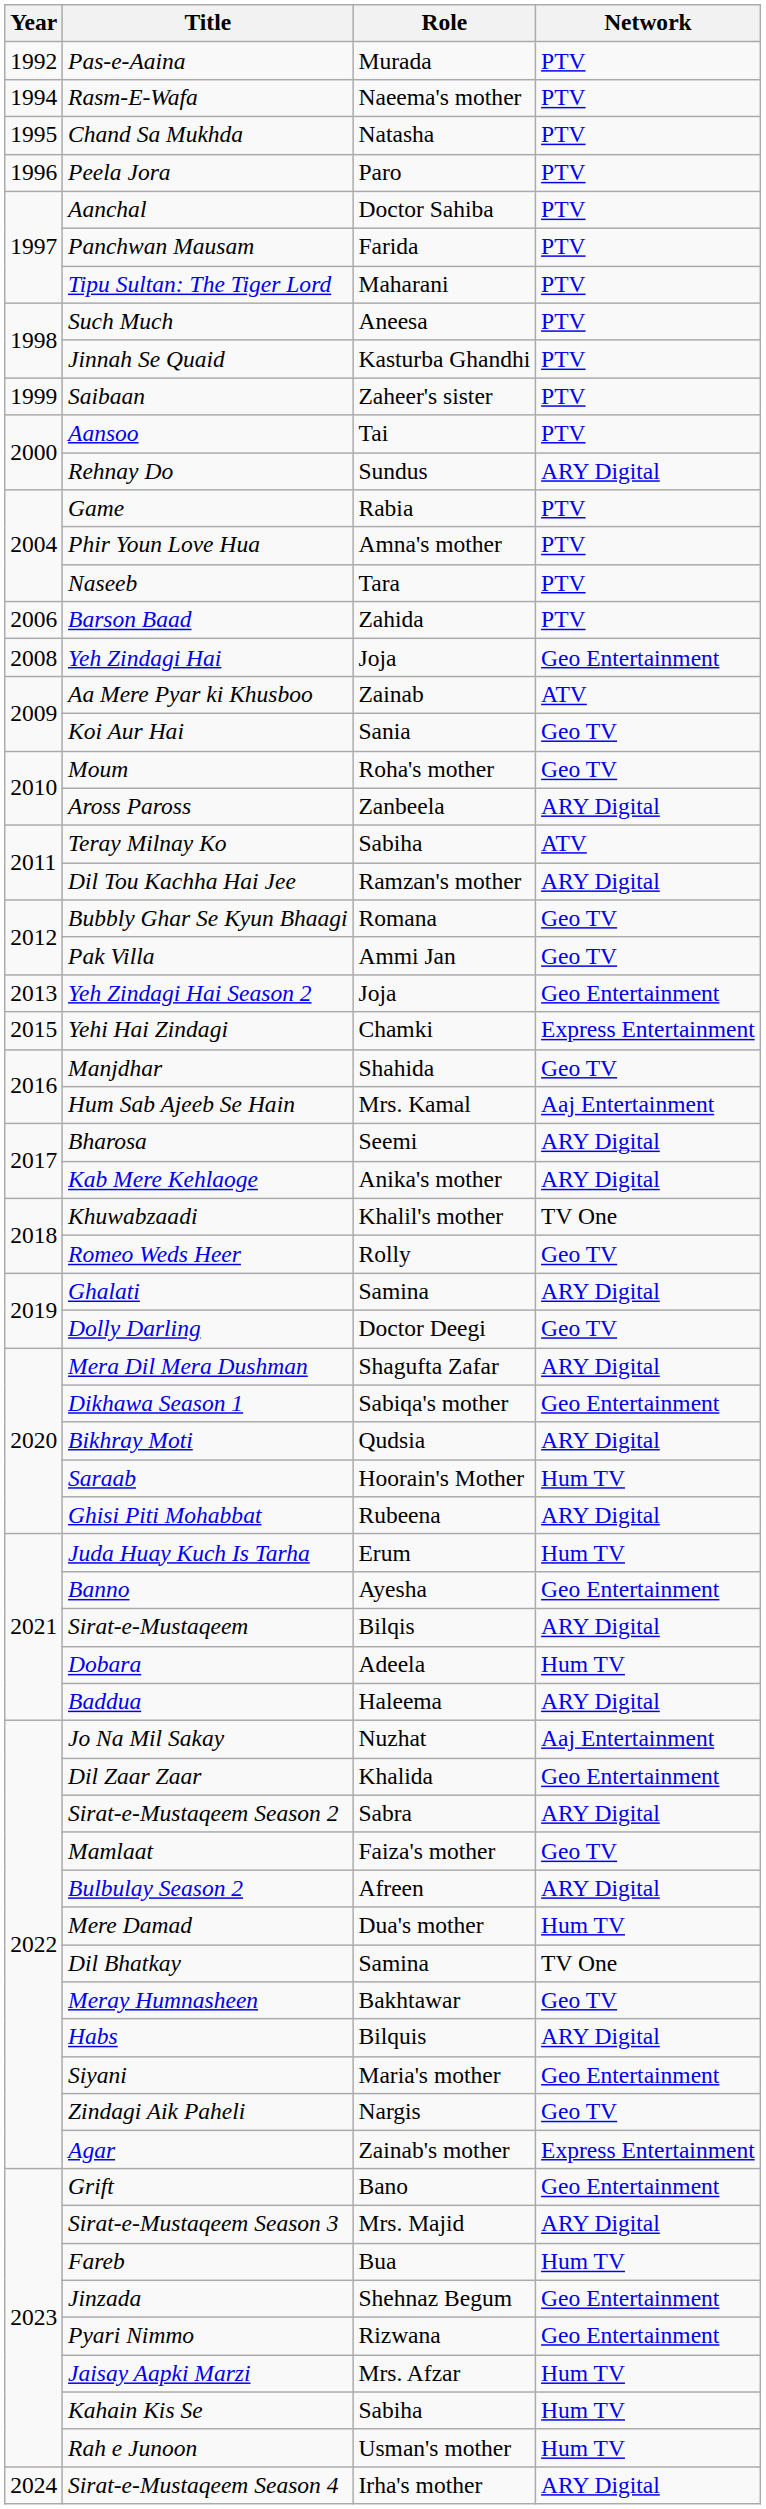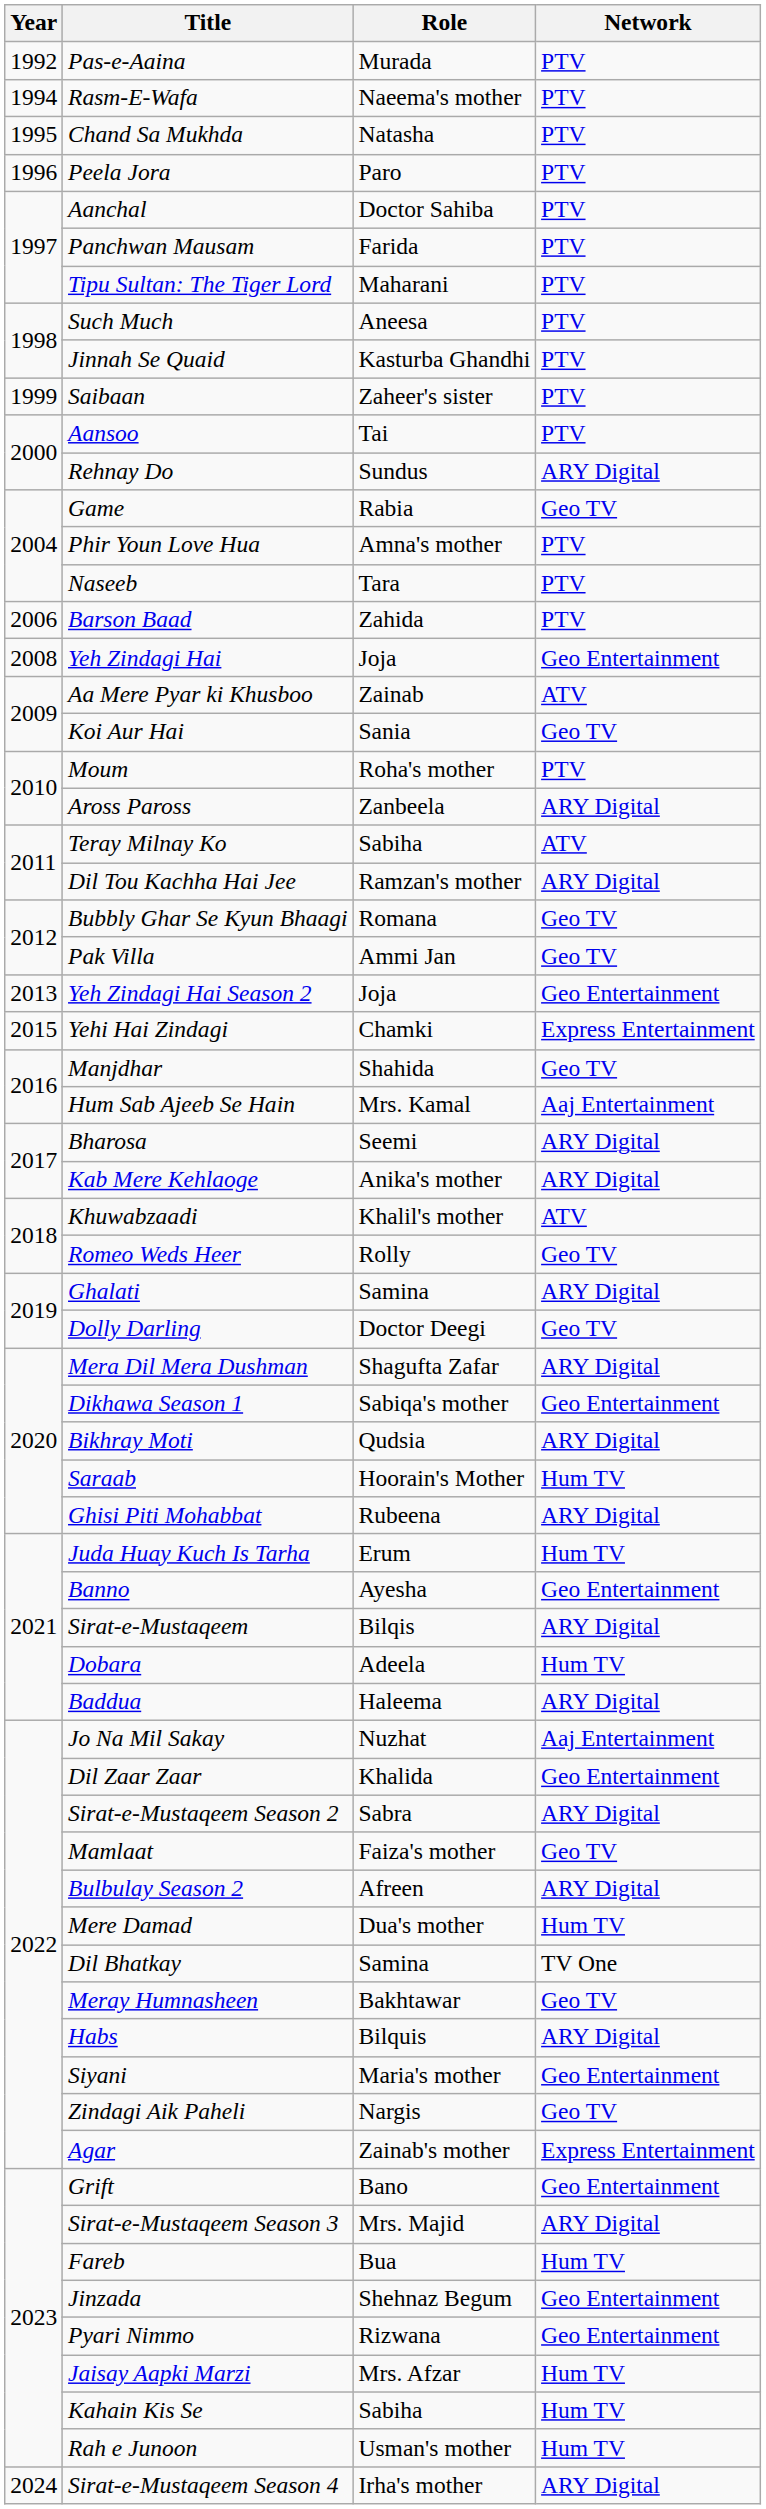(563, 508) PTV -> (579, 508) Geo TV
(579, 769) Geo TV -> (563, 769) PTV
(579, 1216) TV One -> (564, 1216) ATV
